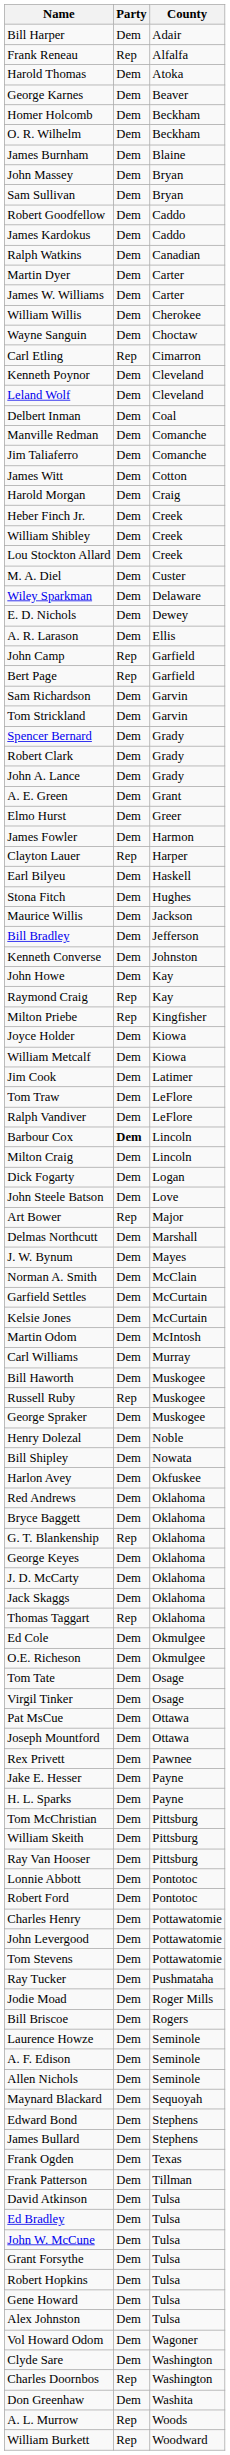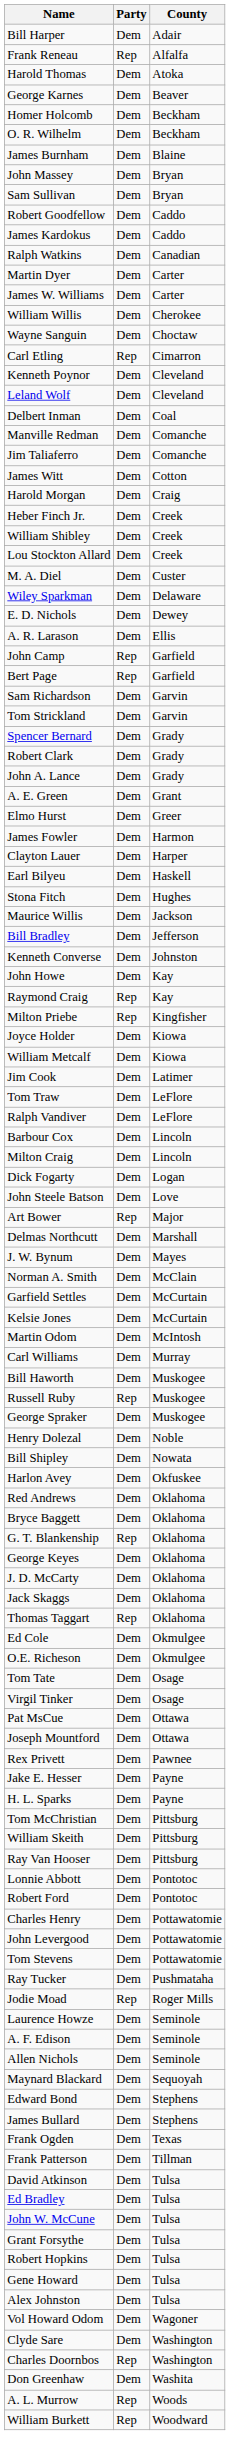(127, 856) Rep -> (129, 856) Dem
(129, 1137) bold -> (129, 1137) normal
(129, 1999) Dem -> (127, 1999) Rep
- row: (38, 2019)
